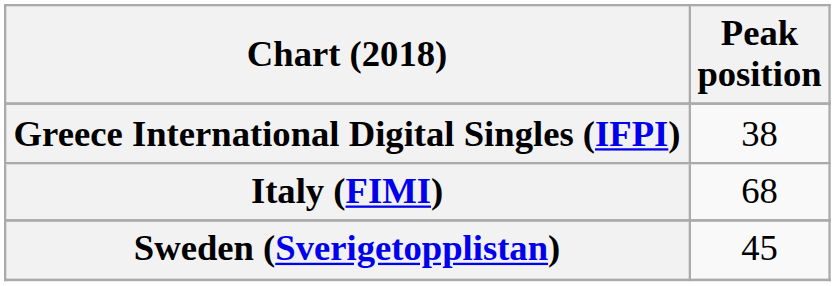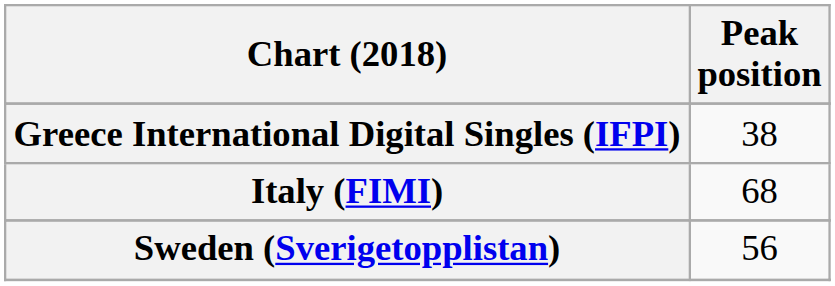(760, 249) 45 -> (760, 249) 56
